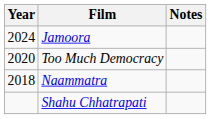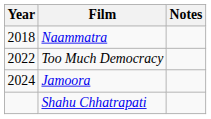rows swapped: (74, 80) <-> (66, 37)
(21, 59) 2020 -> (21, 59) 2022
